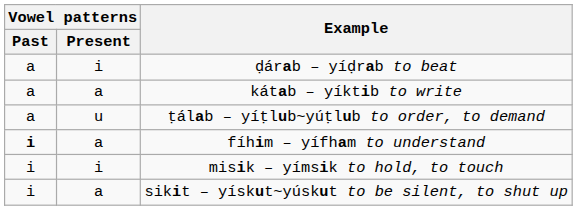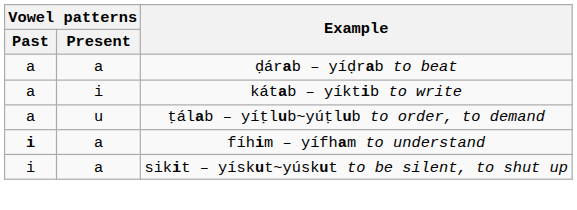(99, 67) i -> (99, 67) a
(99, 92) a -> (99, 92) i
- row: (356, 167)
